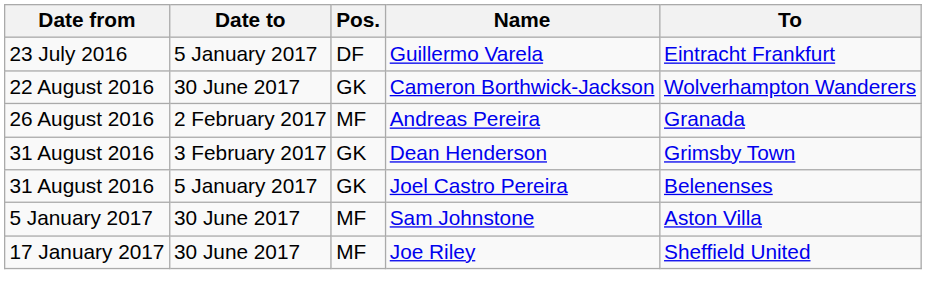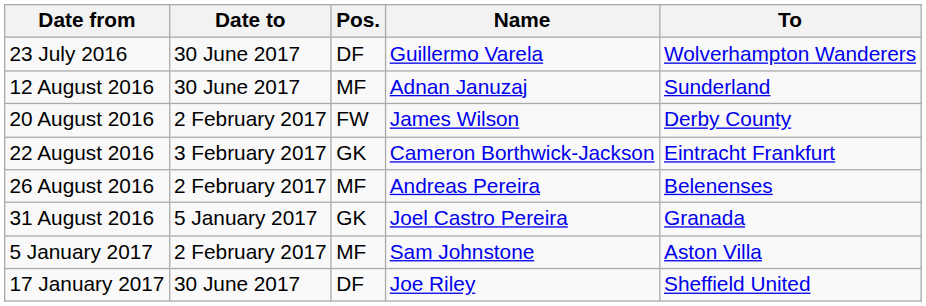(246, 53) 5 January 2017 -> (237, 53) 30 June 2017
(750, 53) Eintracht Frankfurt -> (790, 53) Wolverhampton Wanderers
+ row: (459, 86)
+ row: (454, 119)
(237, 86) 30 June 2017 -> (250, 152) 3 February 2017
(790, 86) Wolverhampton Wanderers -> (750, 152) Eintracht Frankfurt
(705, 119) Granada -> (718, 185) Belenenses
- row: (468, 152)
(718, 185) Belenenses -> (705, 218) Granada
(237, 218) 30 June 2017 -> (250, 251) 2 February 2017
(351, 251) MF -> (350, 284) DF
